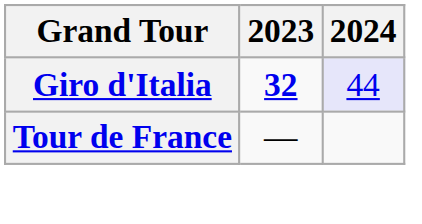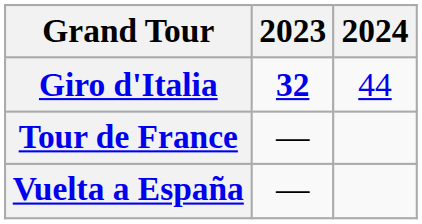(363, 84) lavender background -> (375, 84) no background
+ row: (128, 190)
